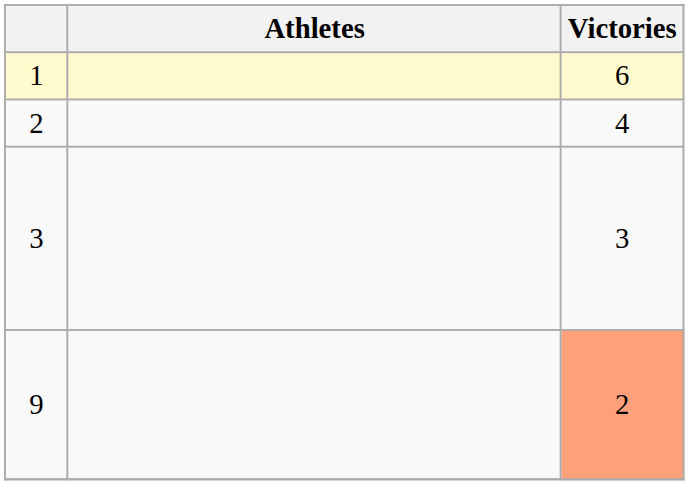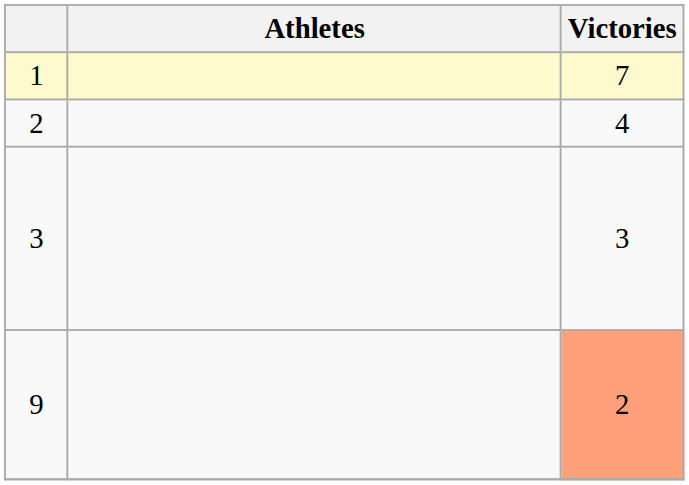(622, 75) 6 -> (622, 75) 7
